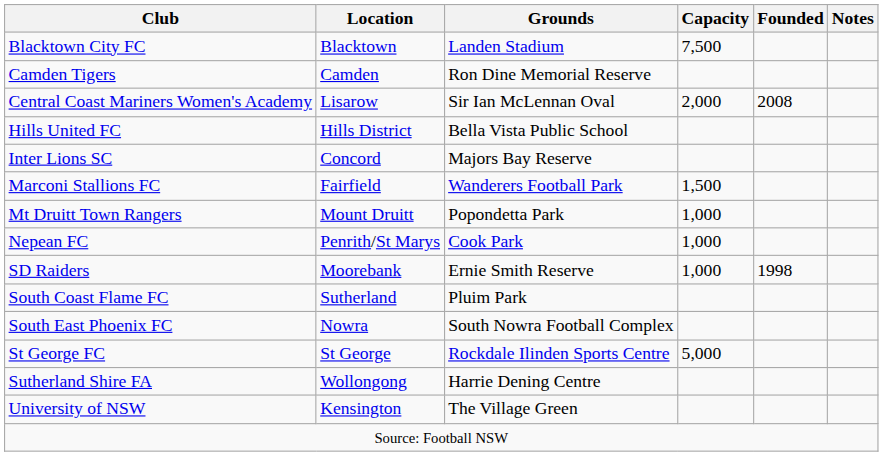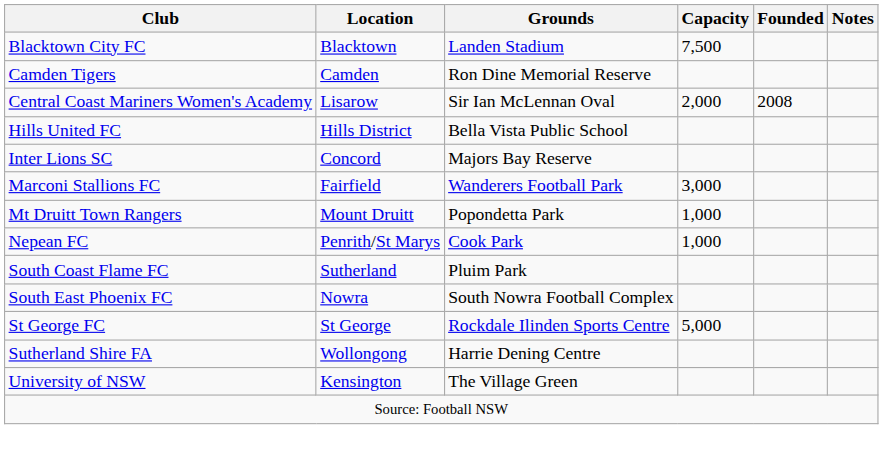(701, 185) 1,500 -> (701, 185) 3,000
- row: (49, 269)
